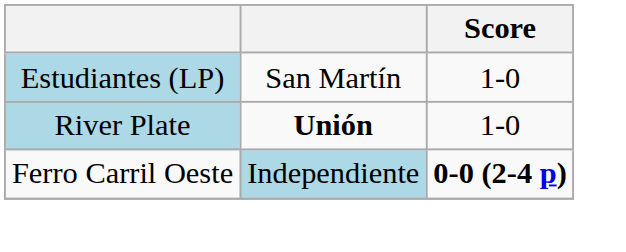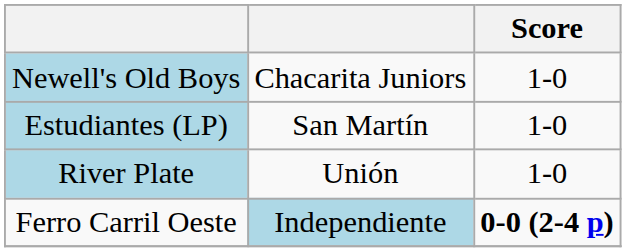+ row: (126, 76)
(333, 125) bold -> (360, 173) normal
